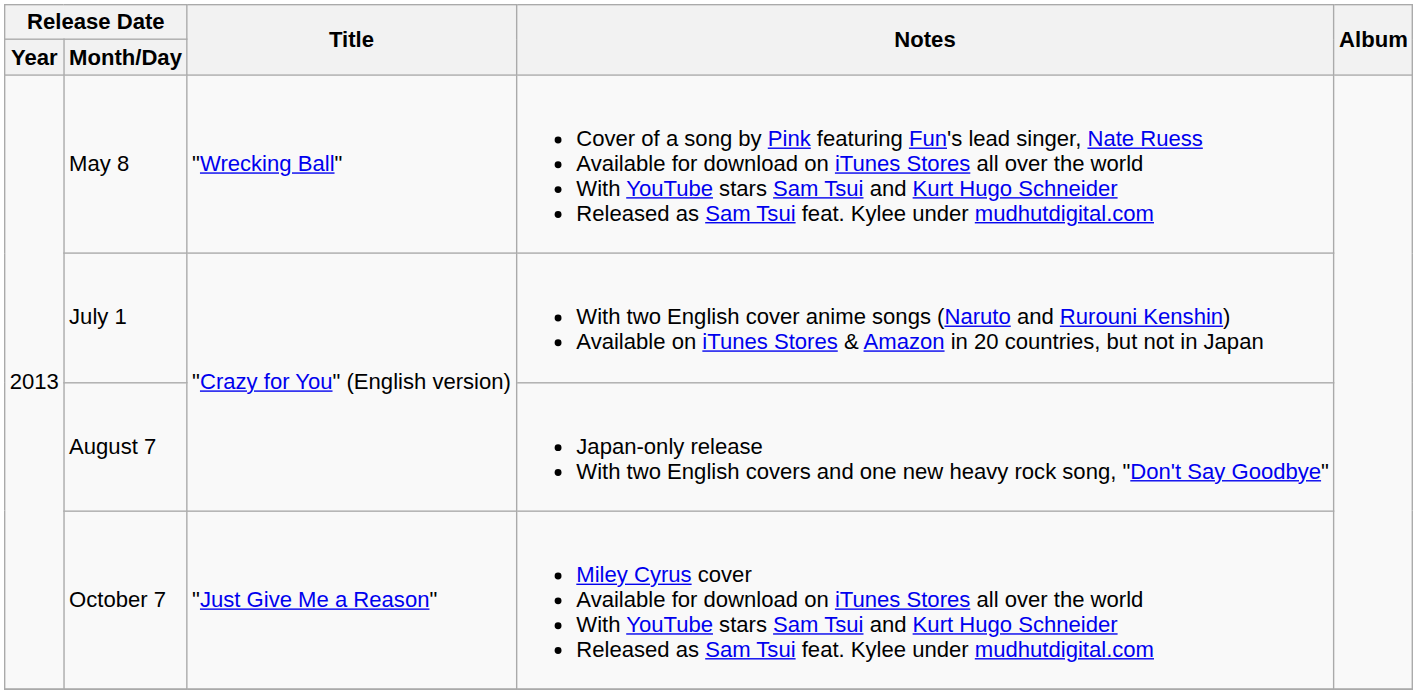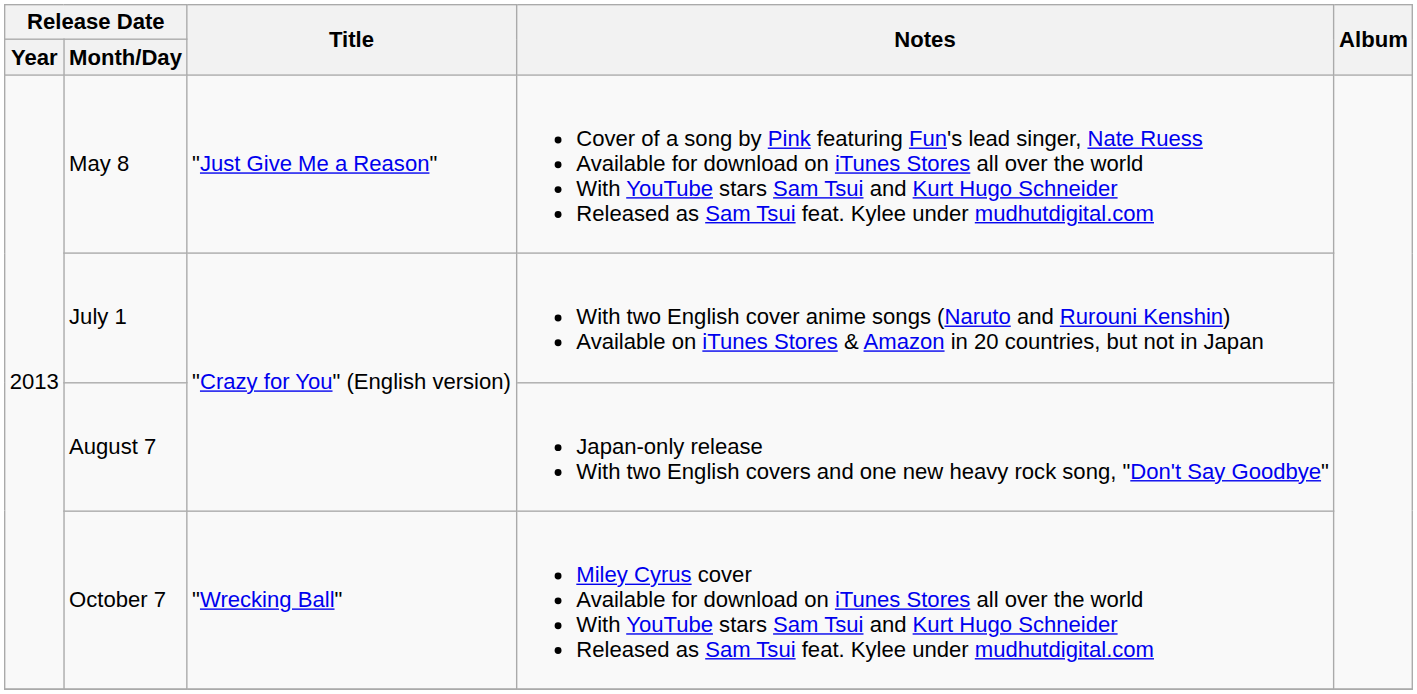(267, 163) "Wrecking Ball" -> (315, 163) "Just Give Me a Reason"
(315, 600) "Just Give Me a Reason" -> (267, 600) "Wrecking Ball"
